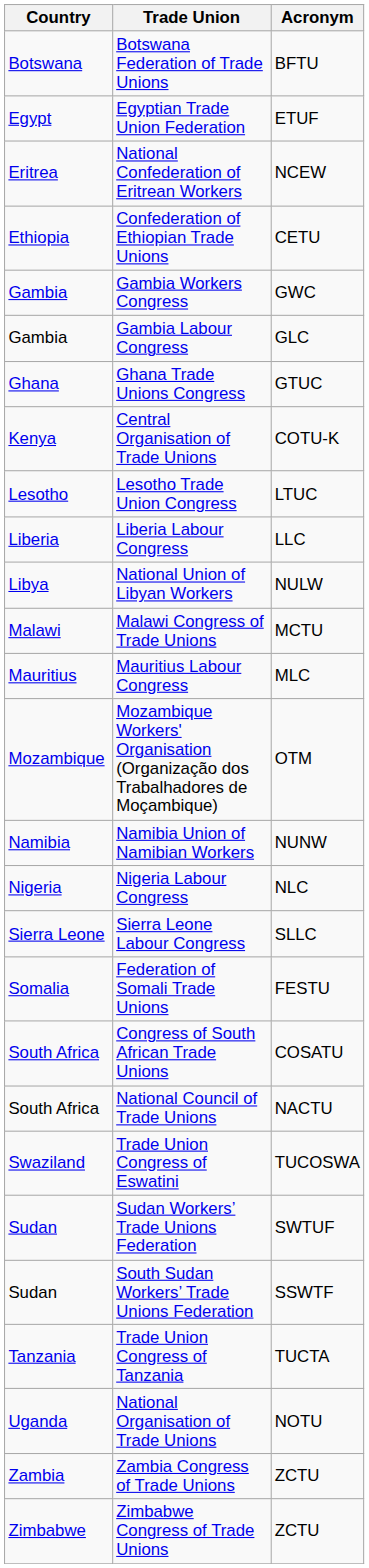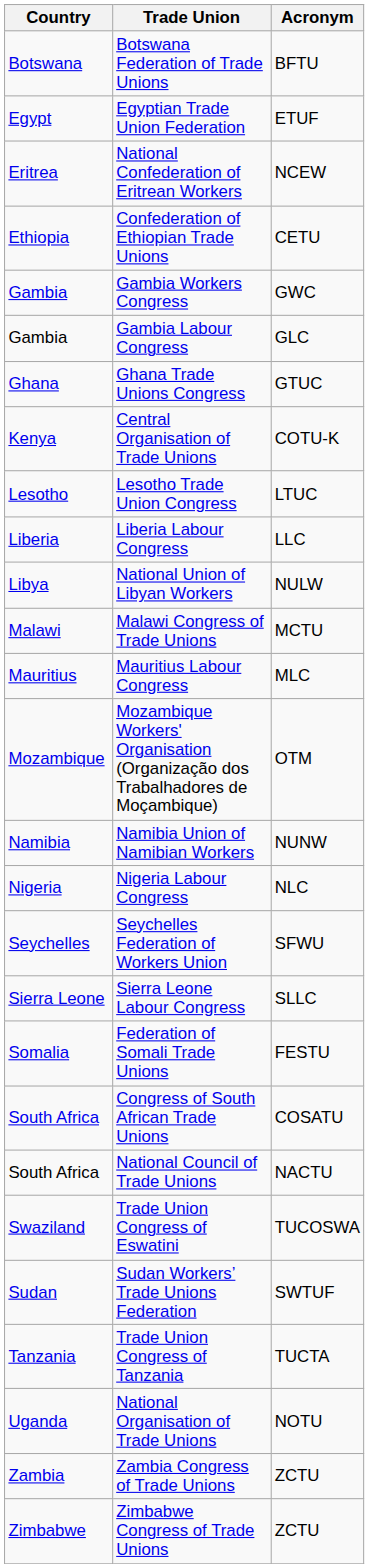+ row: (172, 943)
- row: (185, 1292)
